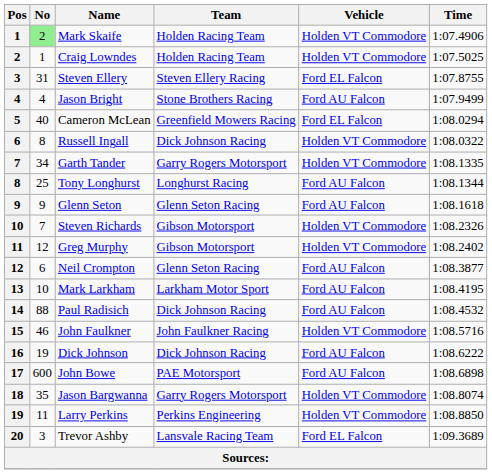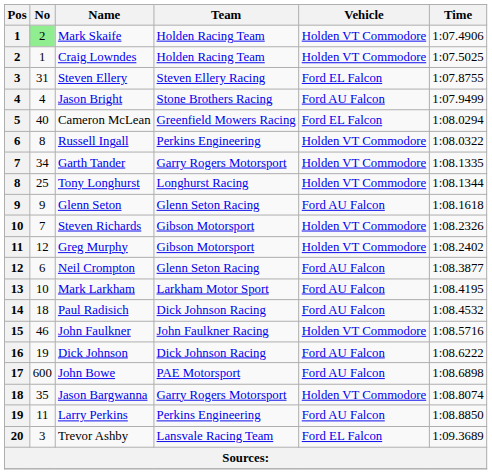(211, 141) Dick Johnson Racing -> (209, 141) Perkins Engineering
(343, 183) Ford AU Falcon -> (364, 183) Holden VT Commodore
(42, 309) 88 -> (42, 309) 18
(364, 415) Holden VT Commodore -> (343, 415) Ford AU Falcon
